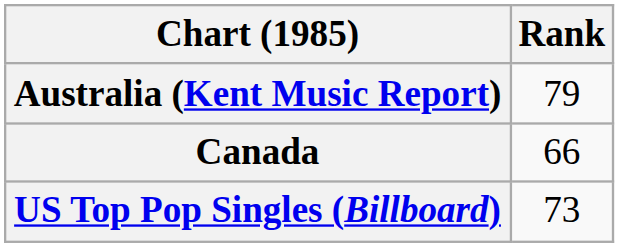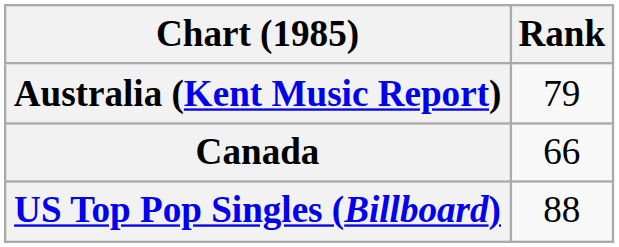(562, 210) 73 -> (562, 210) 88
